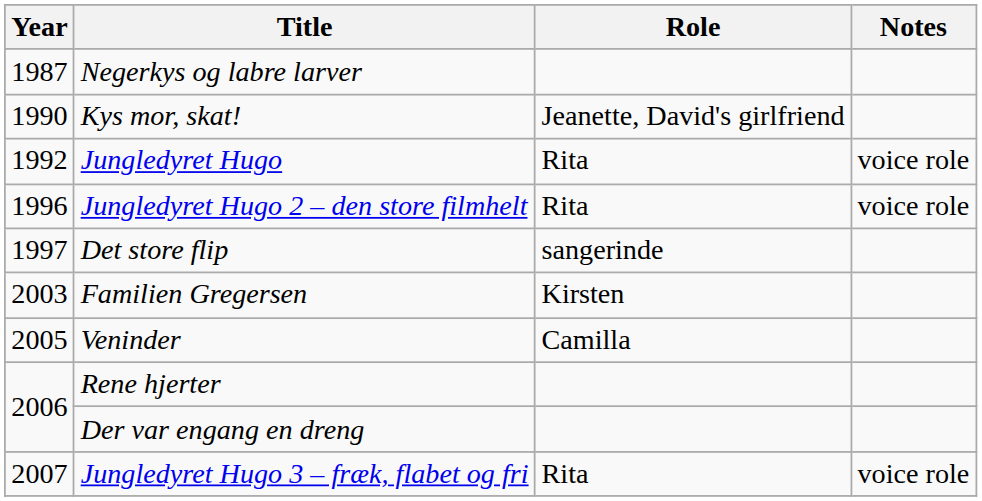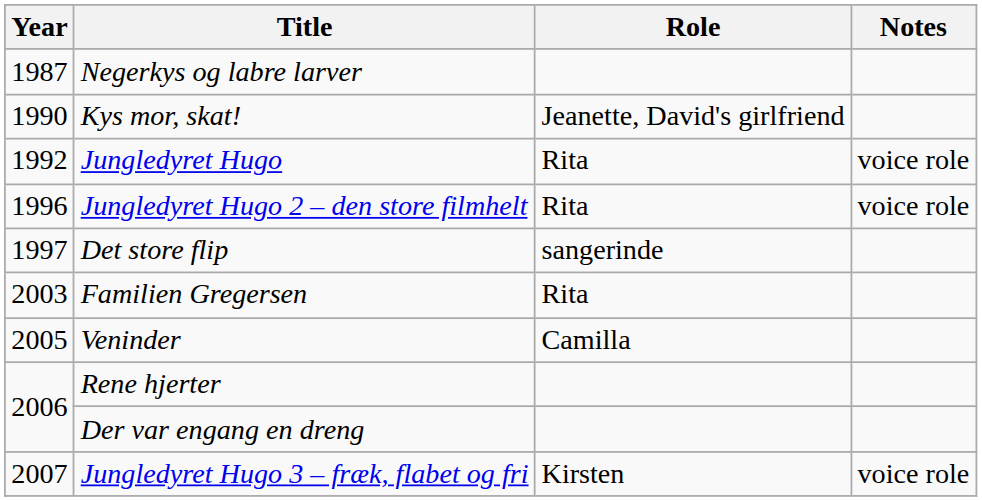(583, 294) Kirsten -> (565, 294) Rita
(565, 473) Rita -> (583, 473) Kirsten
